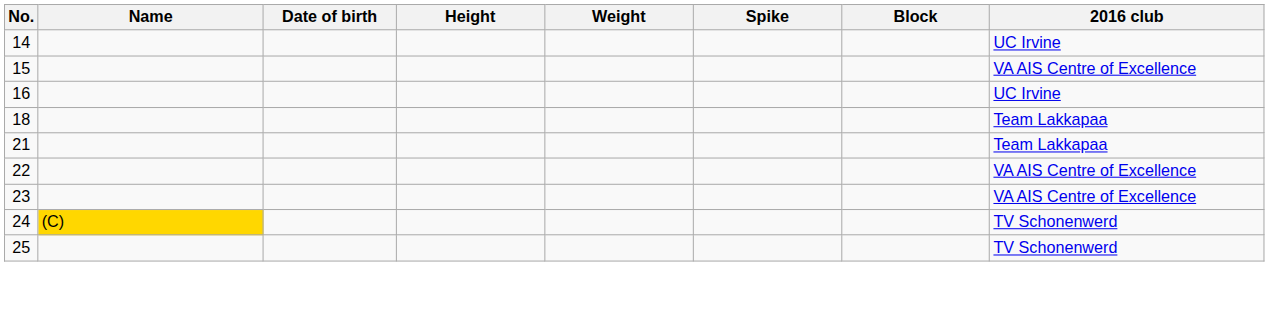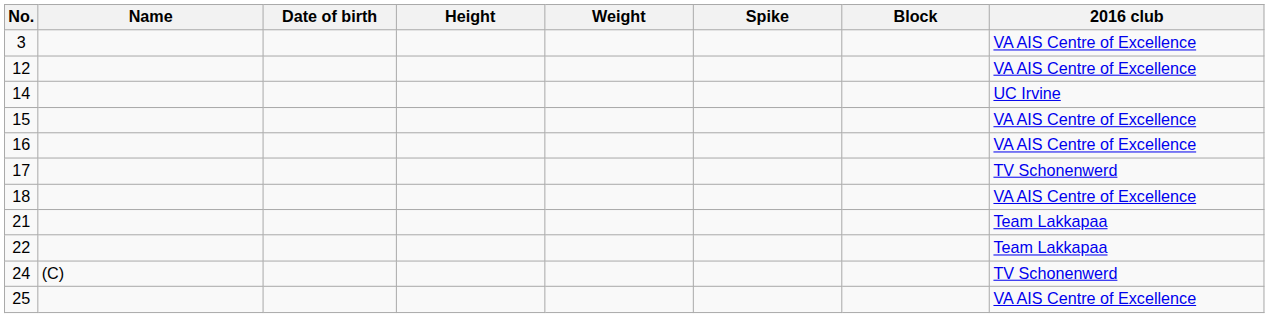+ row: (21, 42)
+ row: (21, 68)
(1027, 94) UC Irvine -> (1095, 145) VA AIS Centre of Excellence
+ row: (21, 171)
(1050, 119) Team Lakkapaa -> (1095, 196) VA AIS Centre of Excellence
(1095, 171) VA AIS Centre of Excellence -> (1050, 247) Team Lakkapaa
- row: (21, 196)
(53, 222) gold background -> (53, 273) no background
(1055, 247) TV Schonenwerd -> (1095, 299) VA AIS Centre of Excellence
